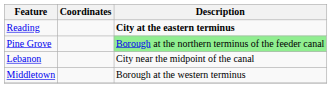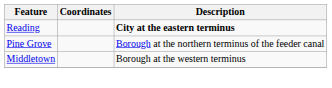(220, 43) lightgreen background -> (220, 43) no background
- row: (24, 59)
